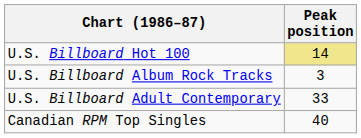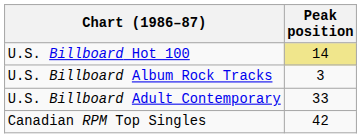(320, 121) 40 -> (320, 121) 42
